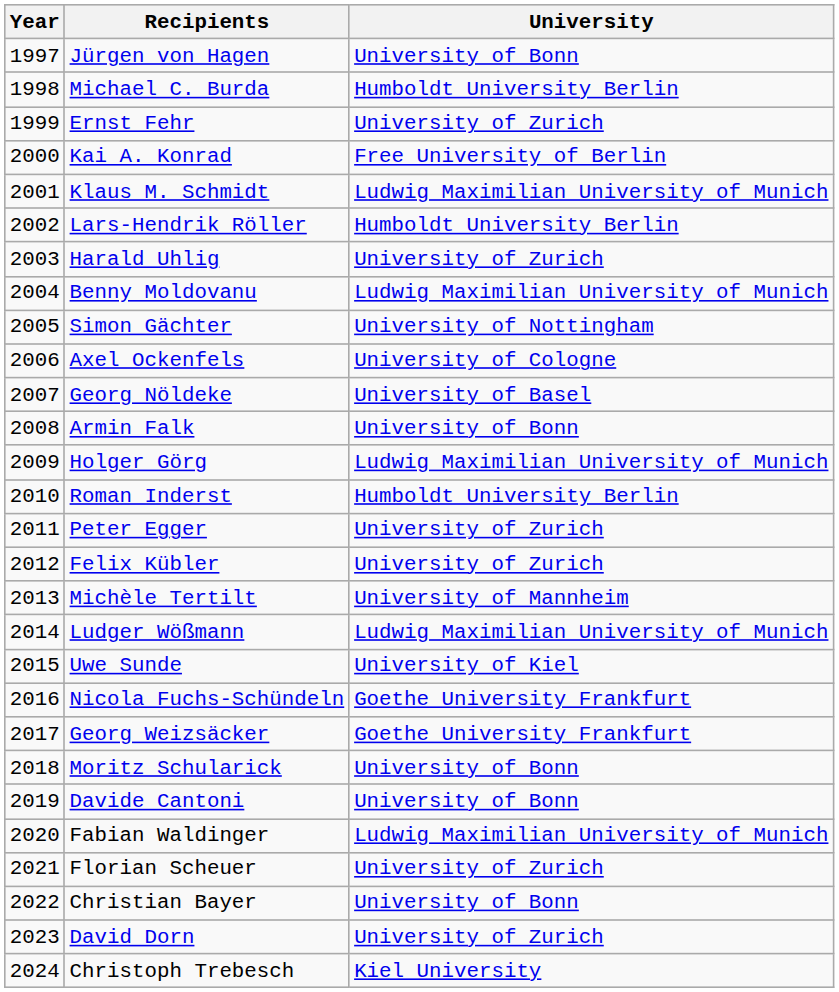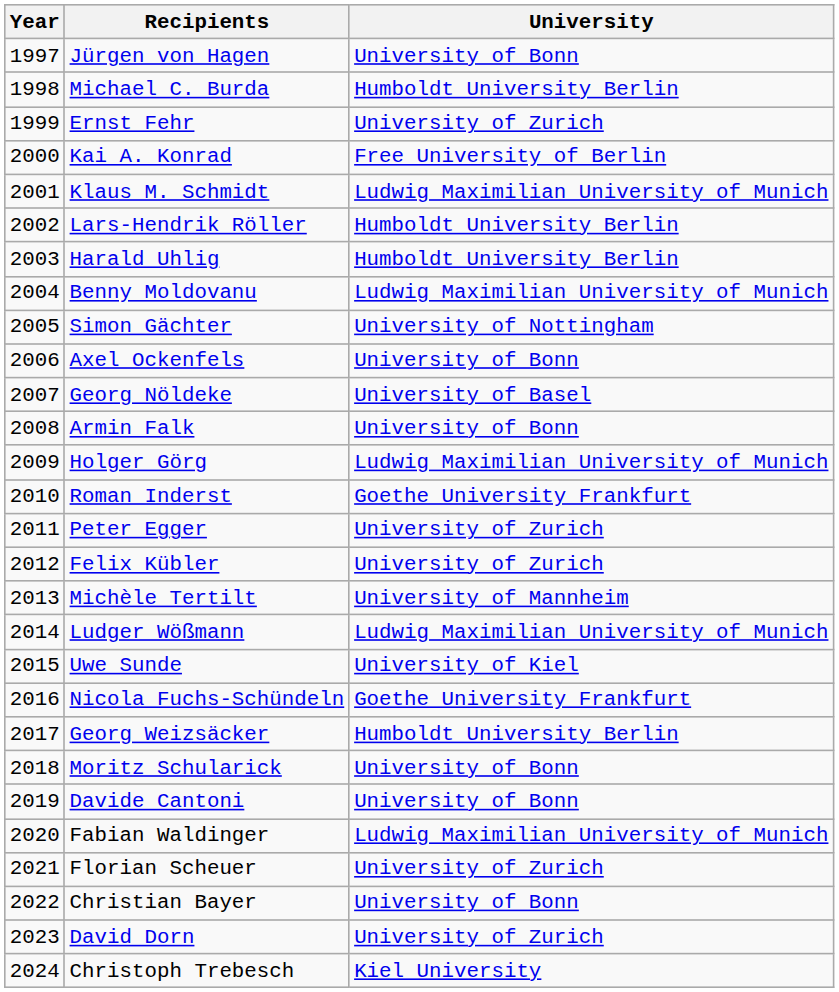(479, 259) University of Zurich -> (516, 259) Humboldt University Berlin
(485, 361) University of Cologne -> (466, 361) University of Bonn
(516, 496) Humboldt University Berlin -> (523, 496) Goethe University Frankfurt
(523, 734) Goethe University Frankfurt -> (516, 734) Humboldt University Berlin
